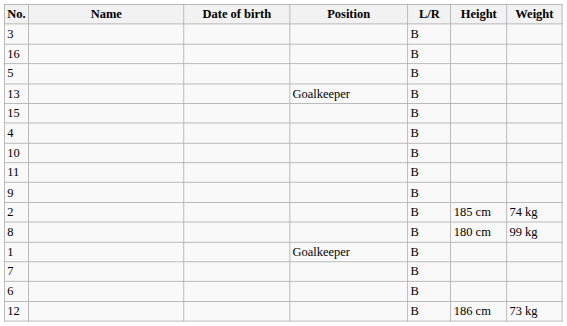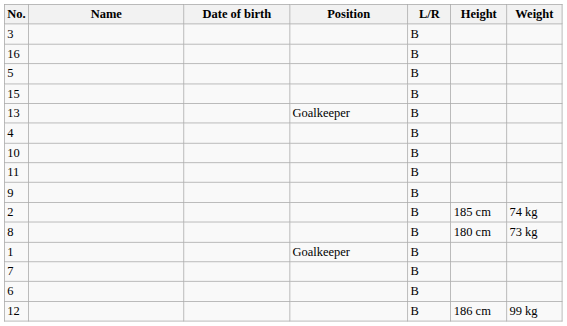rows swapped: (14, 93) <-> (14, 113)
(523, 232) 99 kg -> (523, 232) 73 kg
(523, 311) 73 kg -> (523, 311) 99 kg
